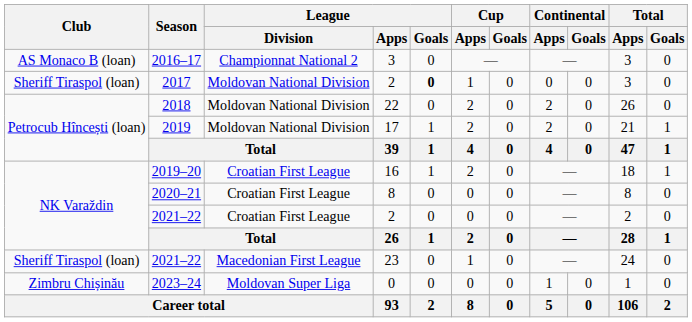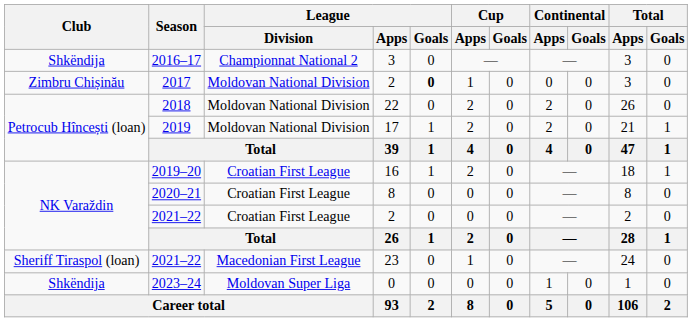(76, 60) AS Monaco B (loan) -> (77, 60) Shkëndija
(77, 82) Sheriff Tiraspol (loan) -> (76, 82) Zimbru Chișinău
(76, 283) Zimbru Chișinău -> (77, 283) Shkëndija
